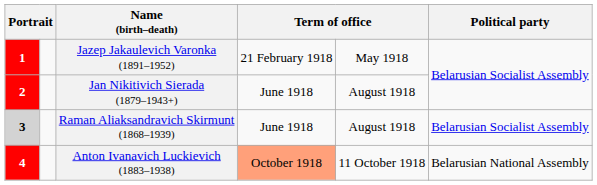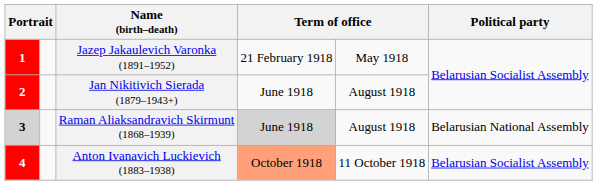(287, 127) no background -> (287, 127) lightgrey background
(510, 127) Belarusian Socialist Assembly -> (510, 127) Belarusian National Assembly
(510, 162) Belarusian National Assembly -> (510, 162) Belarusian Socialist Assembly
